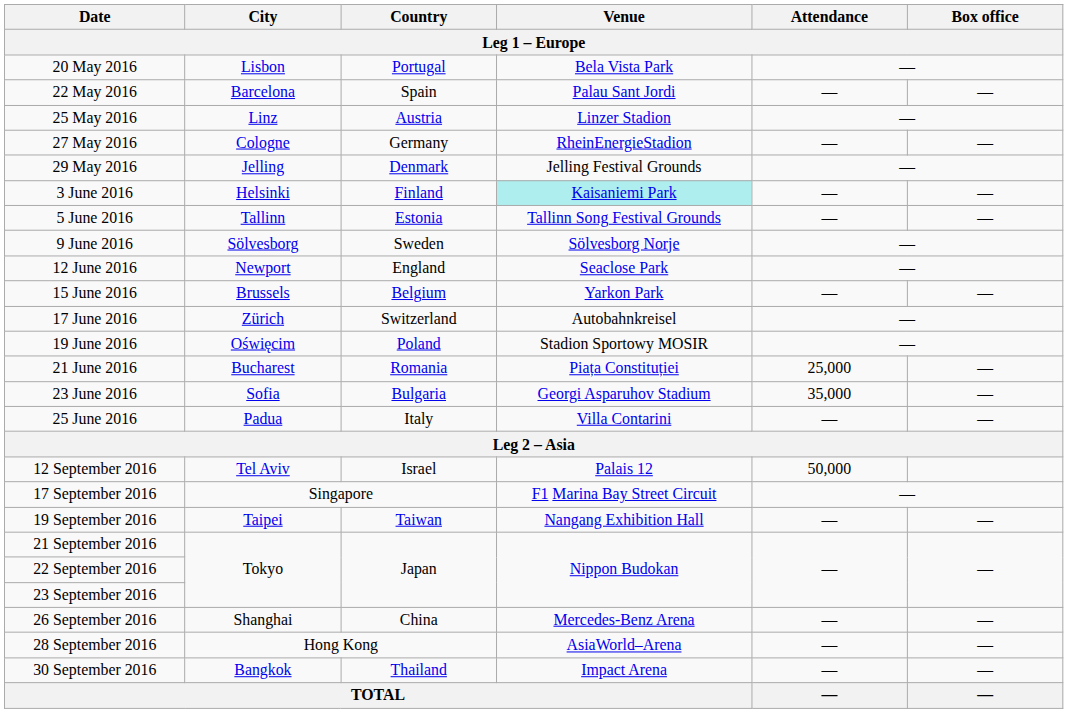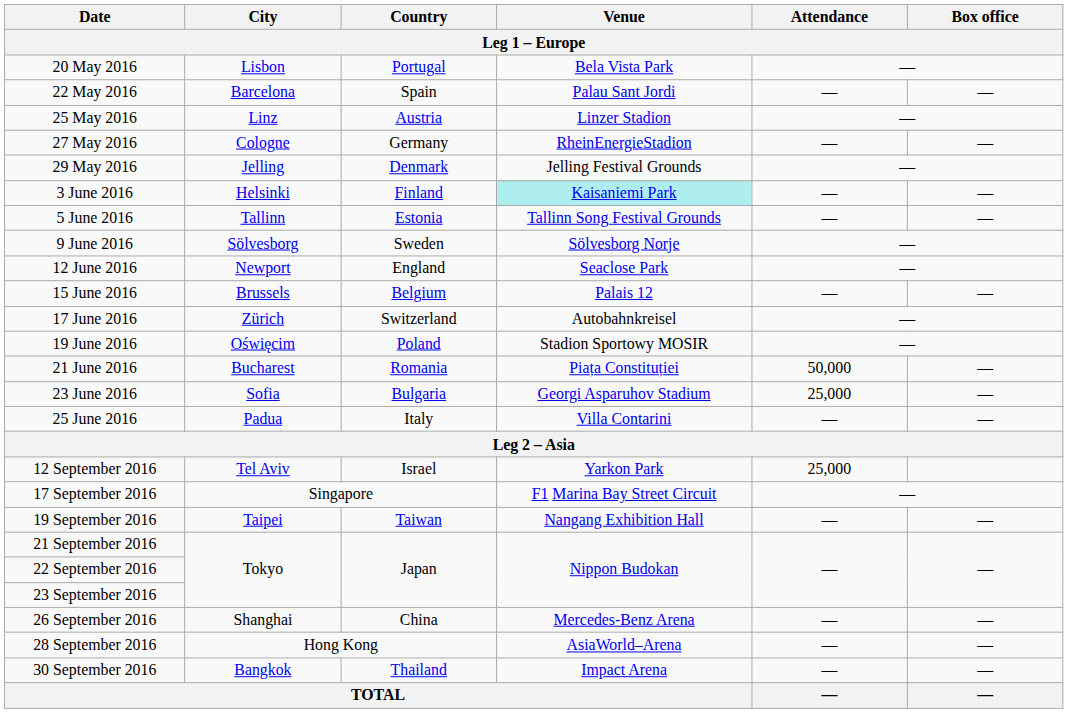(624, 293) Yarkon Park -> (624, 293) Palais 12
(829, 368) 25,000 -> (829, 368) 50,000
(829, 393) 35,000 -> (829, 393) 25,000
(624, 469) Palais 12 -> (624, 469) Yarkon Park
(829, 469) 50,000 -> (829, 469) 25,000
